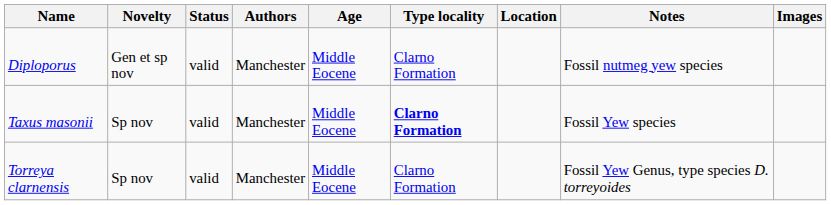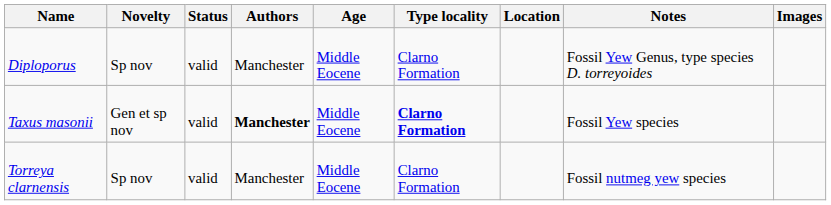(139, 65) Gen et sp nov -> (131, 65) Sp nov
(643, 65) Fossil nutmeg yew species -> (660, 65) Fossil Yew Genus, type species D. torreyoides
(132, 122) Sp nov -> (139, 122) Gen et sp nov
(270, 122) normal -> (272, 122) bold
(666, 179) Fossil Yew Genus, type species D. torreyoides -> (646, 179) Fossil nutmeg yew species
